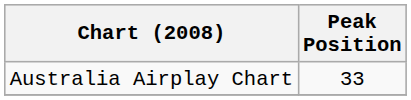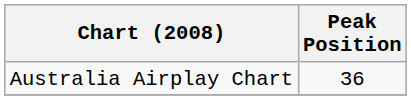(352, 79) 33 -> (352, 79) 36
